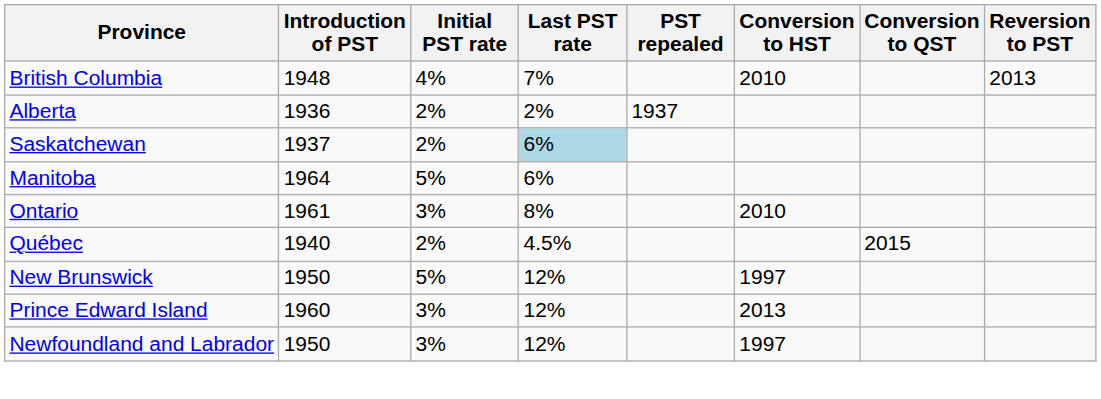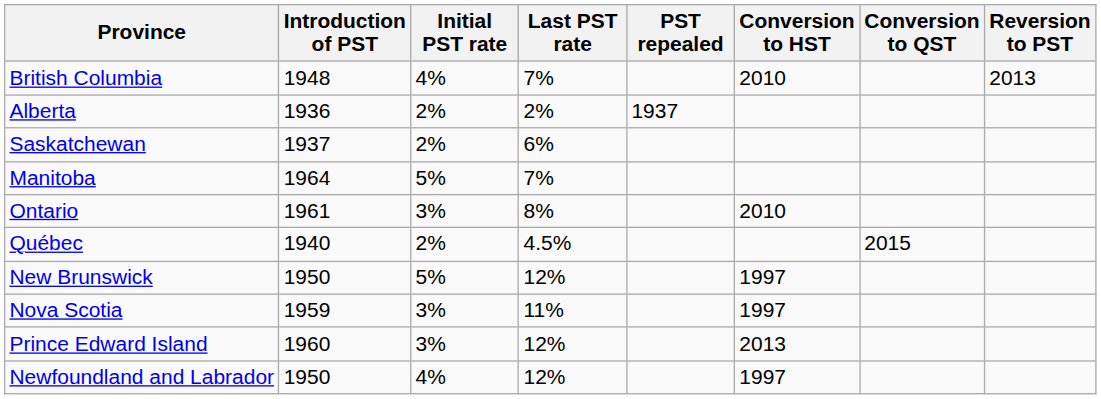(539, 144) lightblue background -> (539, 144) no background
(539, 177) 6% -> (539, 177) 7%
+ row: (66, 310)
(431, 343) 3% -> (431, 377) 4%
